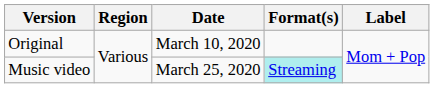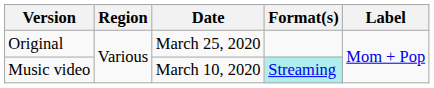(208, 43) March 10, 2020 -> (208, 43) March 25, 2020
(208, 69) March 25, 2020 -> (208, 69) March 10, 2020
